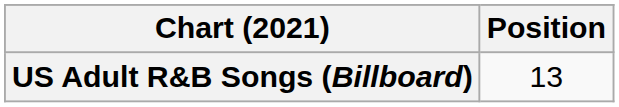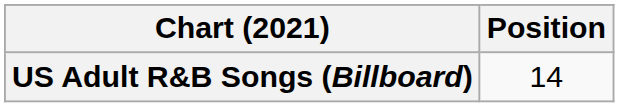(546, 76) 13 -> (546, 76) 14
